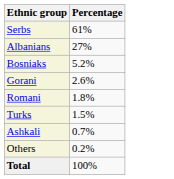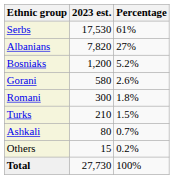+ column: (92, 13)
